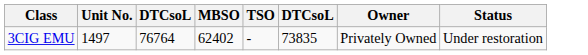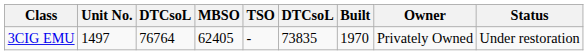+ column: (355, 15)
(216, 38) 62402 -> (216, 38) 62405
